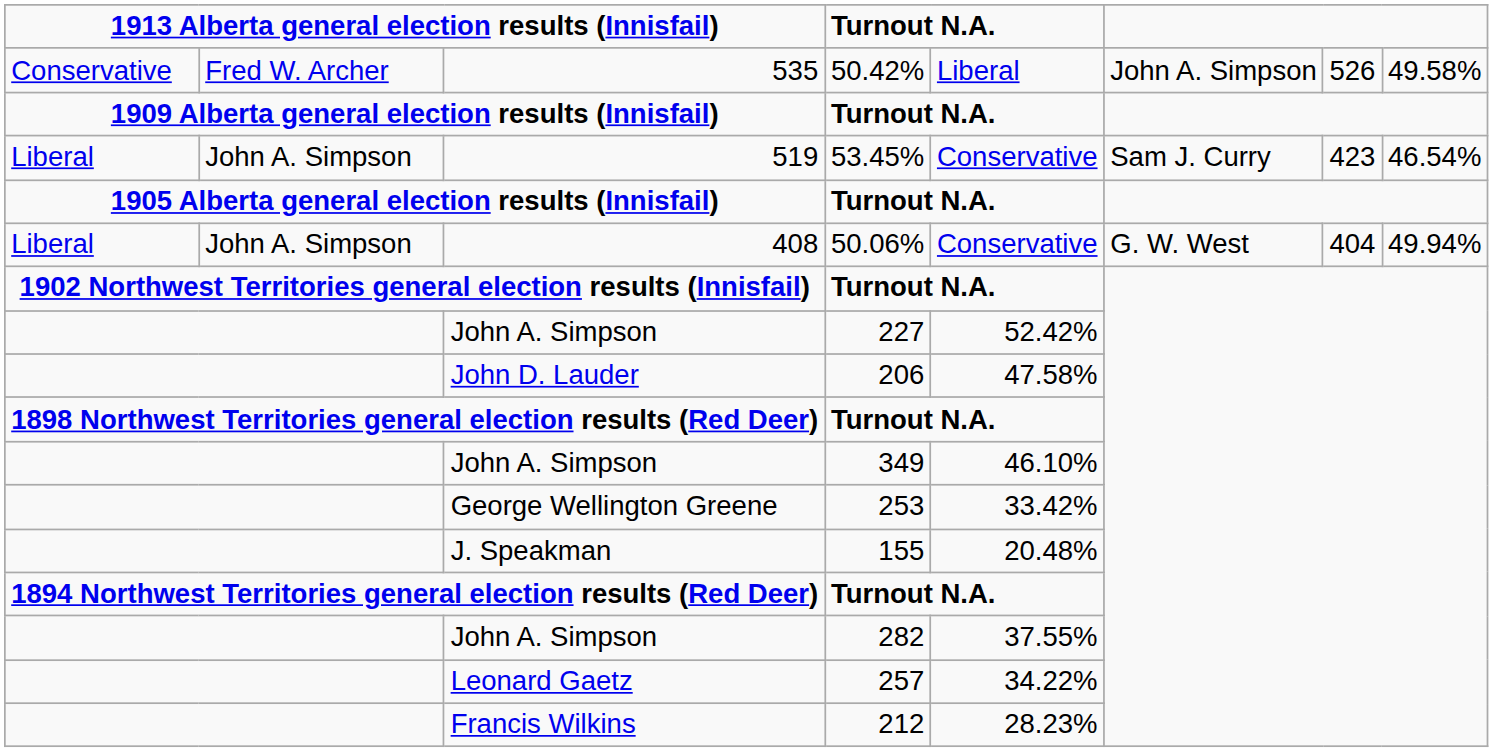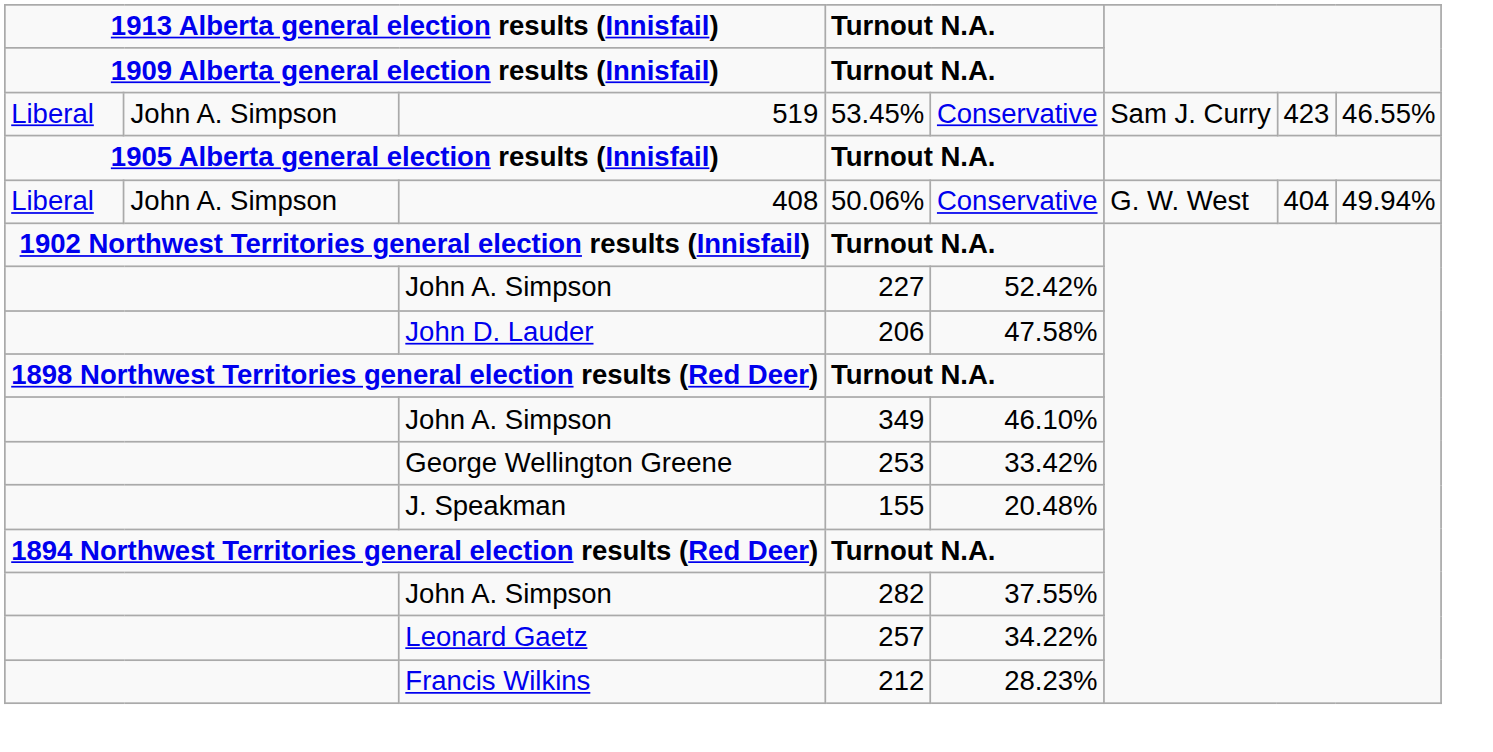- row: (795, 69)
(1435, 157) 46.54% -> (1389, 113) 46.55%
